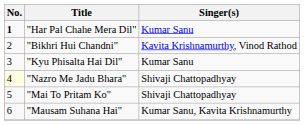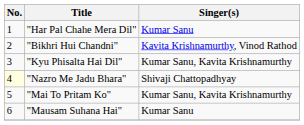(9, 29) bold -> (9, 29) normal
(167, 62) Kumar Sanu -> (217, 62) Kumar Sanu, Kavita Krishnamurthy
(189, 95) Shivaji Chattopadhyay -> (217, 95) Kumar Sanu, Kavita Krishnamurthy
(217, 111) Kumar Sanu, Kavita Krishnamurthy -> (167, 111) Kumar Sanu
